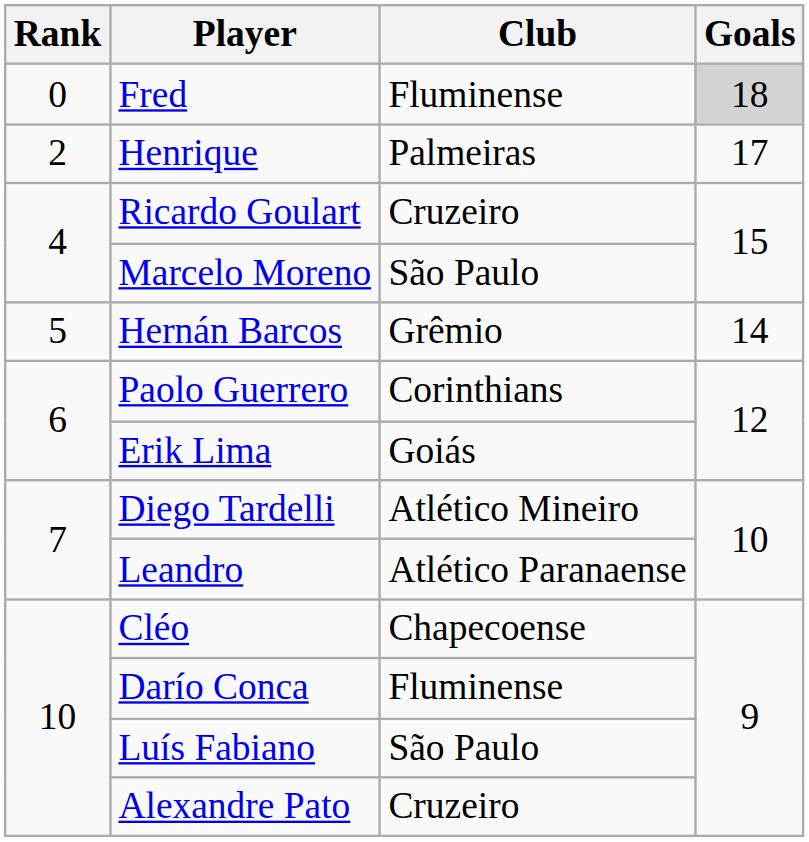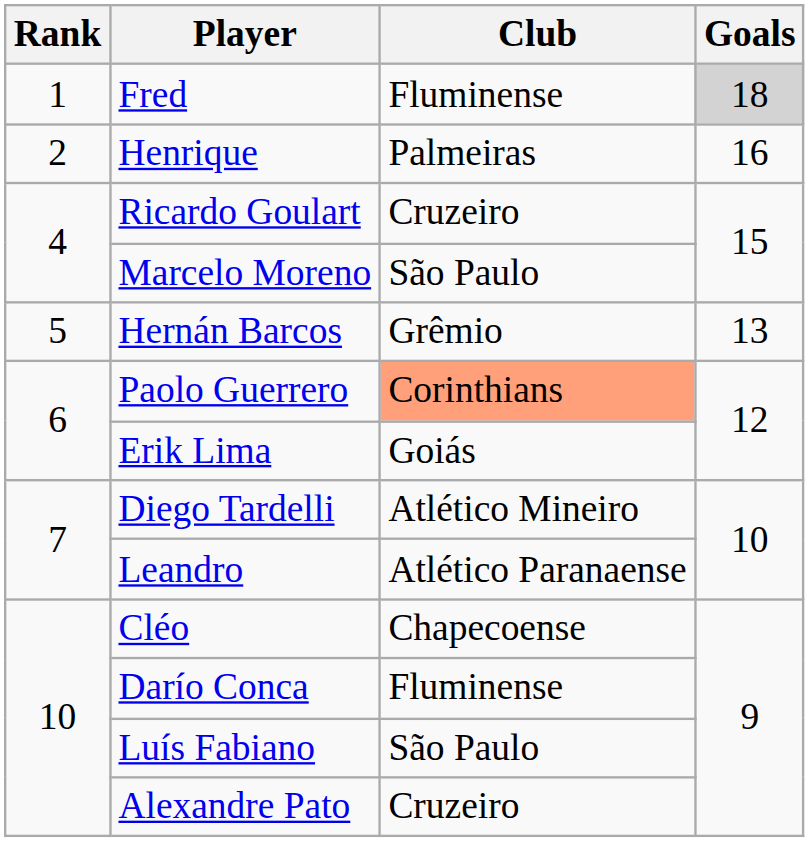(57, 93) 0 -> (57, 93) 1
(750, 152) 17 -> (750, 152) 16
(750, 331) 14 -> (750, 331) 13
(476, 390) no background -> (476, 390) lightsalmon background
